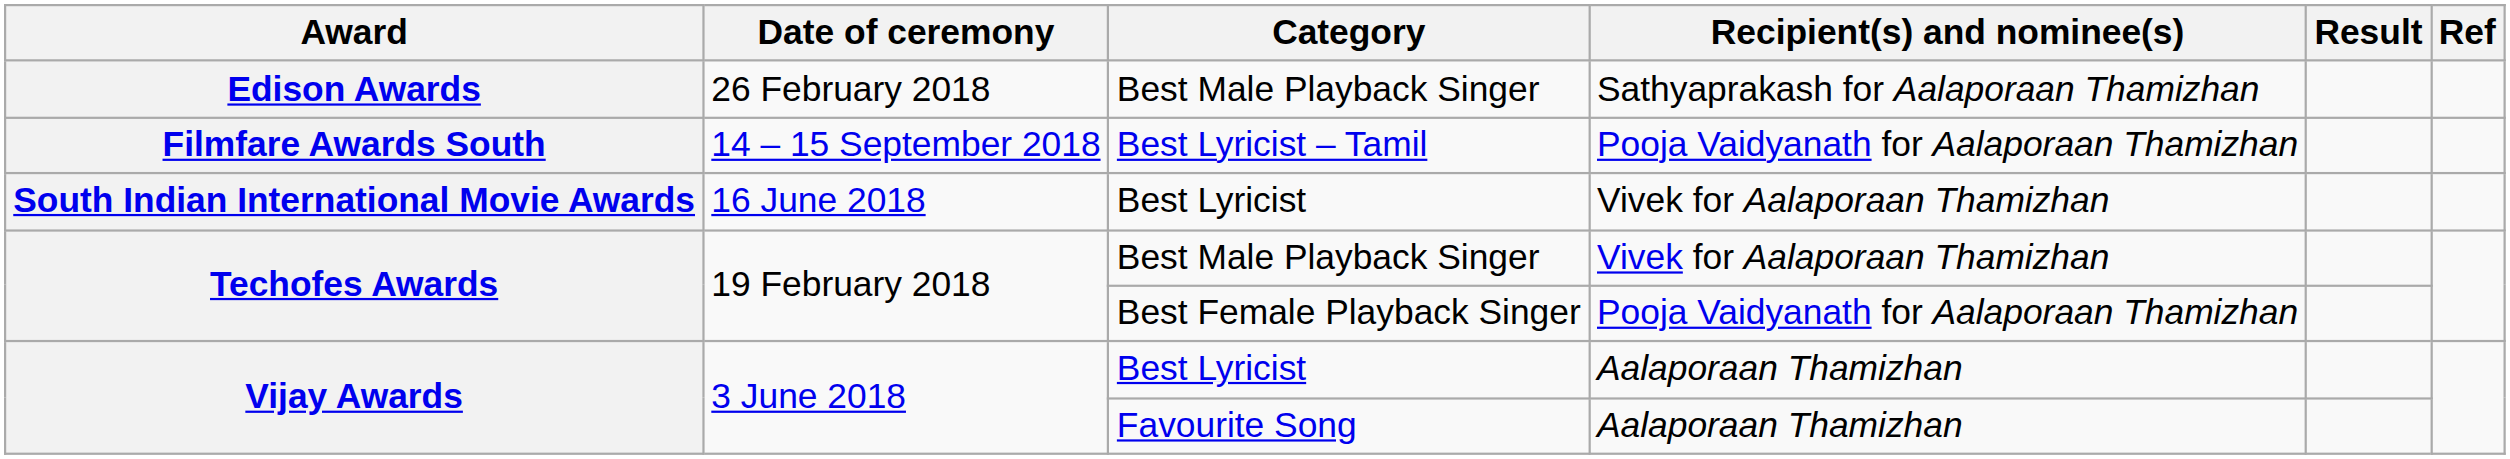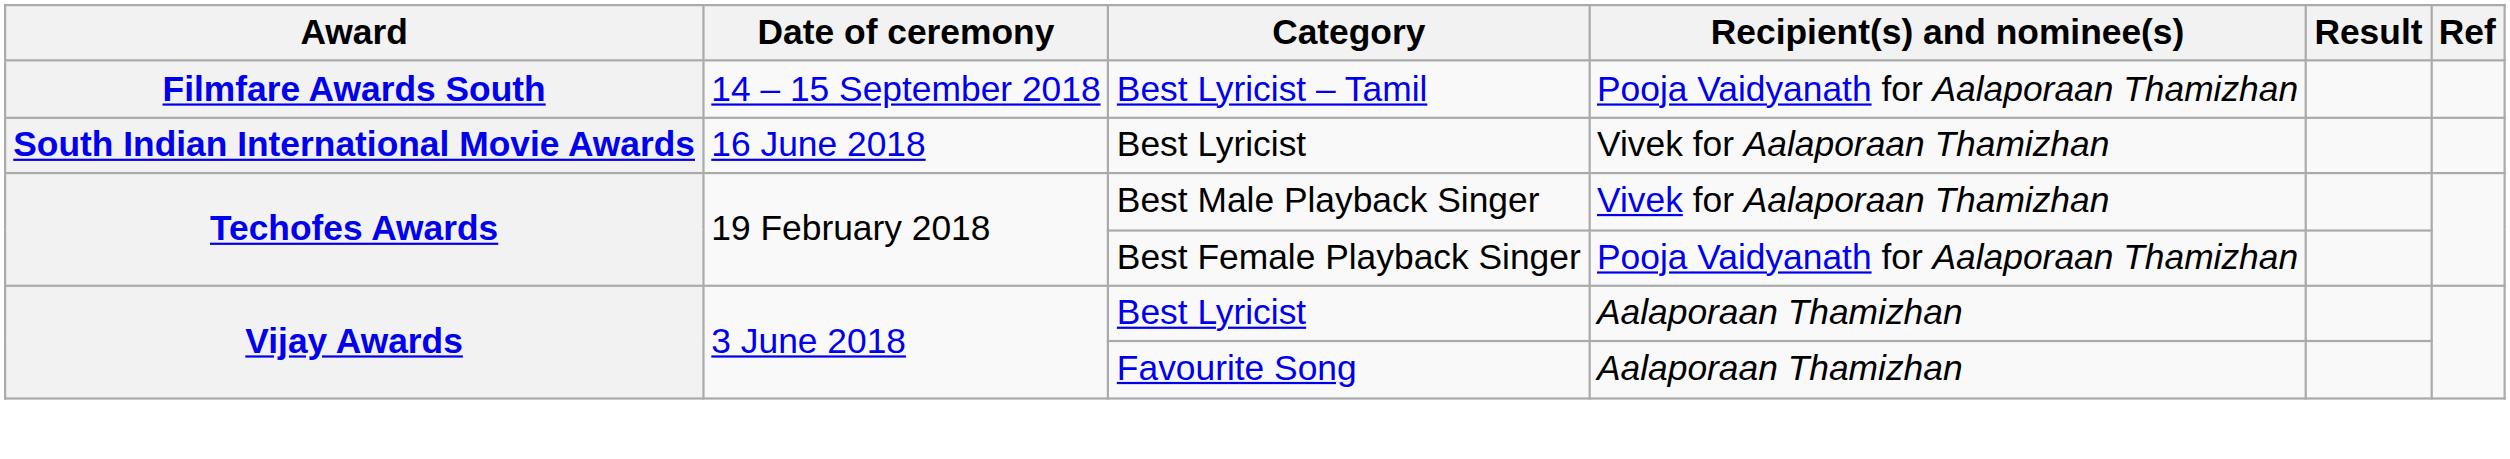- row: (354, 88)
